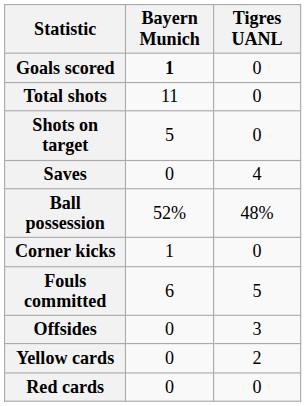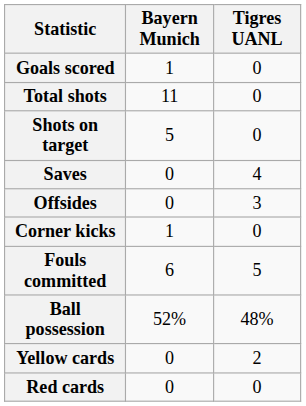(170, 67) bold -> (170, 67) normal
rows swapped: (65, 213) <-> (65, 329)
